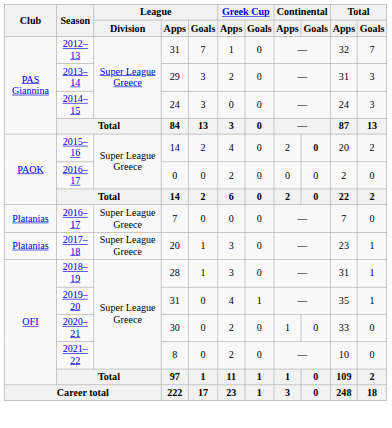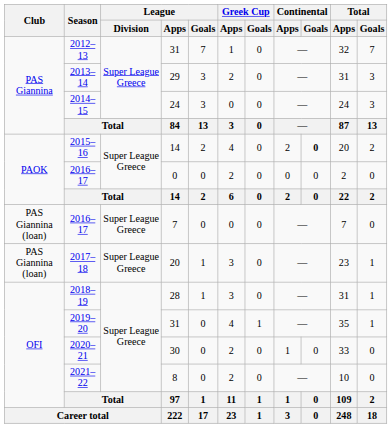(30, 218) Platanias -> (34, 224) PAS Giannina (loan)
(30, 246) Platanias -> (34, 263) PAS Giannina (loan)
